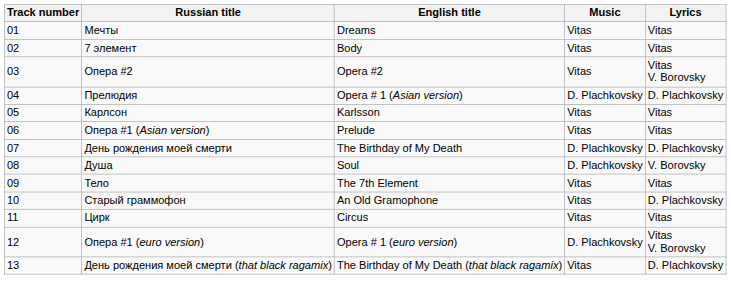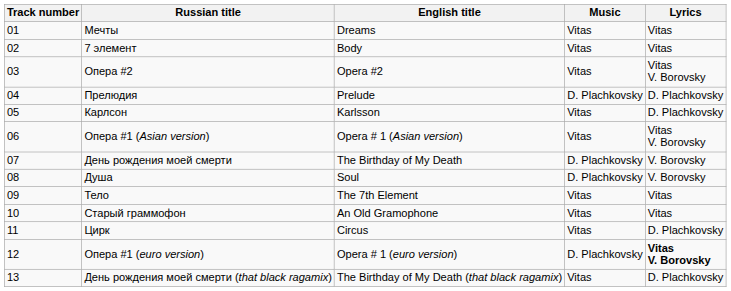(400, 95) Opera # 1 (Asian version) -> (356, 95) Prelude
(660, 113) Vitas -> (685, 113) D. Plachkovsky
(356, 130) Prelude -> (400, 136) Opera # 1 (Asian version)
(660, 130) Vitas -> (677, 136) Vitas V. Borovsky
(685, 148) D. Plachkovsky -> (677, 160) V. Borovsky
(685, 200) D. Plachkovsky -> (660, 213) Vitas
(660, 218) Vitas -> (685, 230) D. Plachkovsky
(677, 241) normal -> (679, 254) bold
